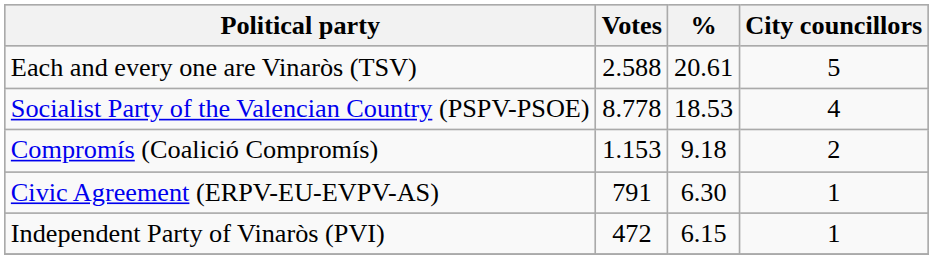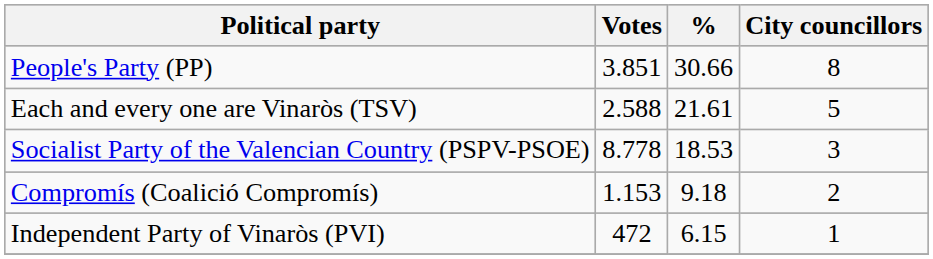+ row: (112, 66)
(704, 66) 20.61 -> (704, 108) 21.61
(834, 108) 4 -> (834, 150) 3
- row: (225, 191)
